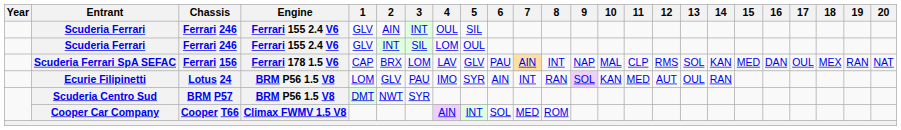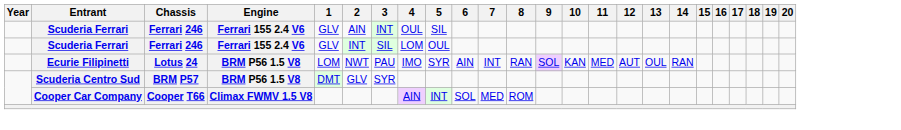- row: (105, 63)
(391, 79) GLV -> (357, 63) NWT
(391, 96) NWT -> (357, 79) GLV
